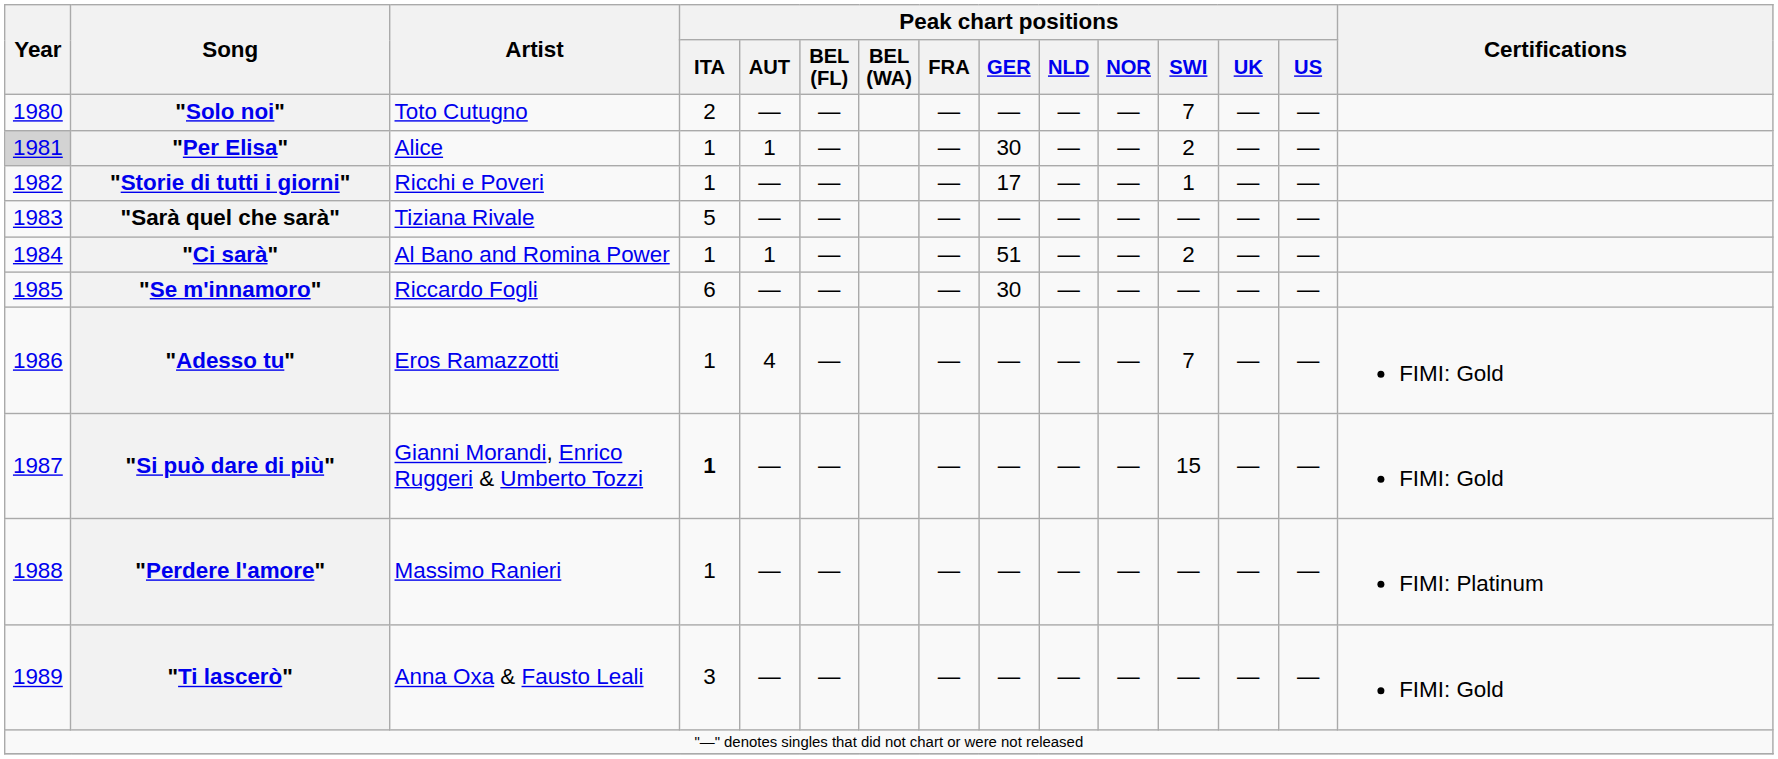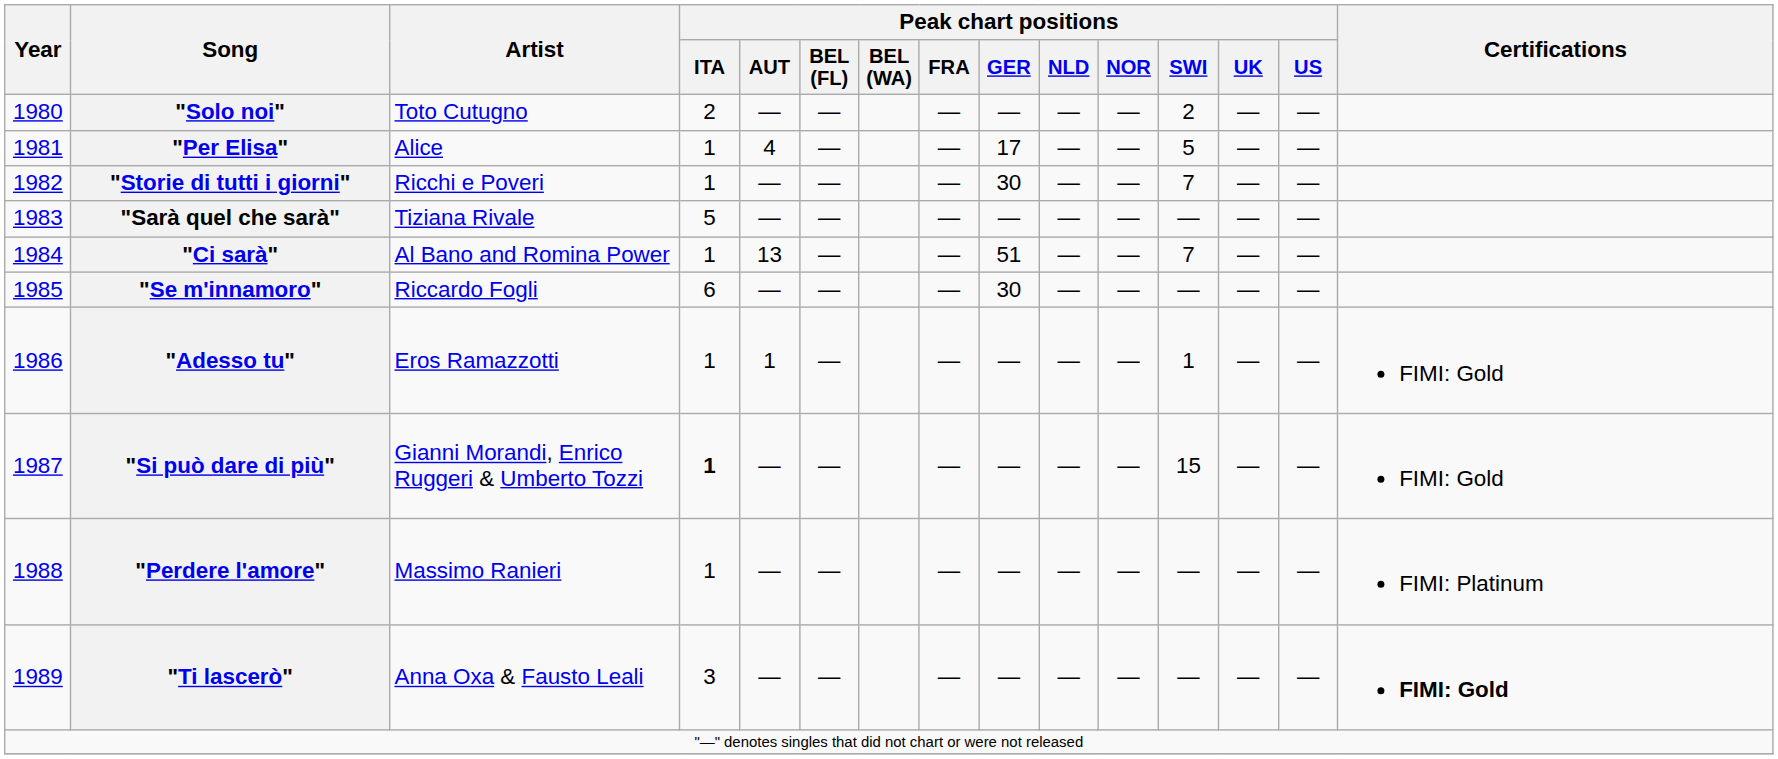(1188, 112) 7 -> (1188, 112) 2
(38, 147) lightgrey background -> (38, 147) no background
(769, 147) 1 -> (769, 147) 4
(1009, 147) 30 -> (1009, 147) 17
(1188, 147) 2 -> (1188, 147) 5
(1009, 183) 17 -> (1009, 183) 30
(1188, 183) 1 -> (1188, 183) 7
(769, 254) 1 -> (769, 254) 13
(1188, 254) 2 -> (1188, 254) 7
(769, 360) 4 -> (769, 360) 1
(1188, 360) 7 -> (1188, 360) 1
(1555, 690) normal -> (1555, 690) bold
